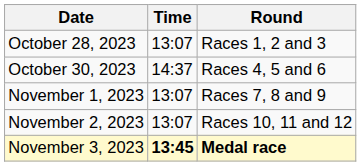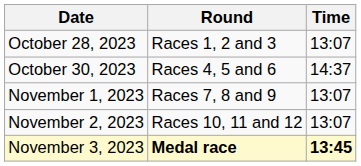columns swapped: (173, 17) <-> (277, 17)
